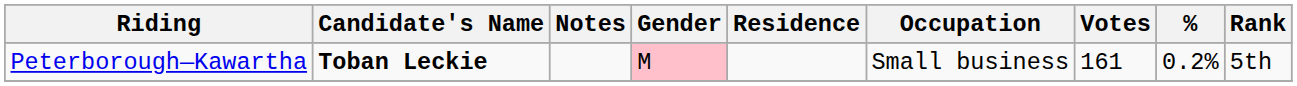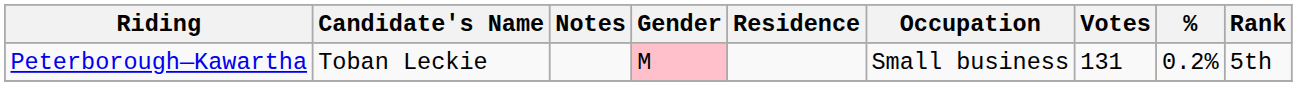(403, 62) bold -> (403, 62) normal
(1101, 62) 161 -> (1101, 62) 131
